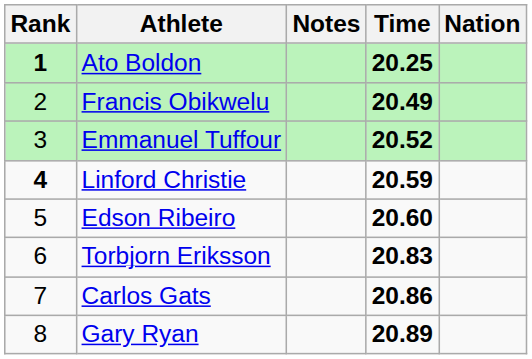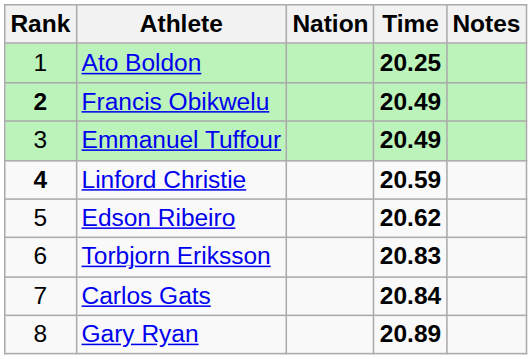columns swapped: (482, 23) <-> (326, 23)
(40, 62) bold -> (40, 62) normal
(40, 101) normal -> (40, 101) bold
(402, 140) 20.52 -> (410, 140) 20.49
(402, 218) 20.60 -> (410, 218) 20.62
(402, 295) 20.86 -> (410, 295) 20.84
